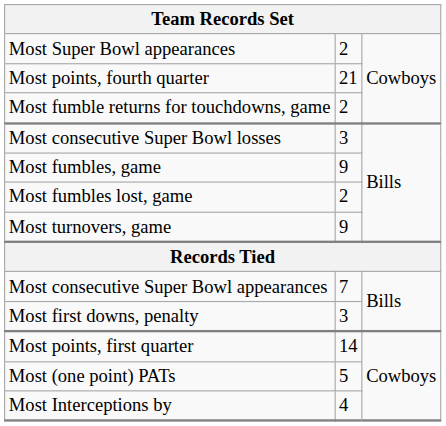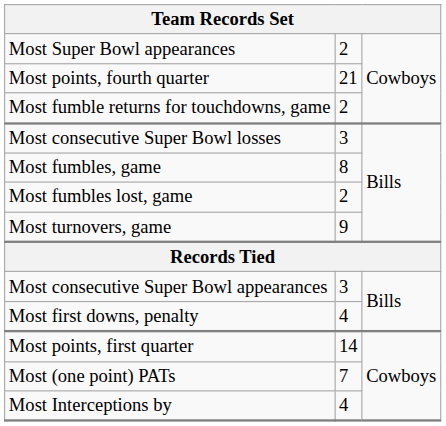(344, 167) 9 -> (344, 167) 8
(344, 286) 7 -> (344, 286) 3
(344, 315) 3 -> (344, 315) 4
(344, 375) 5 -> (344, 375) 7
